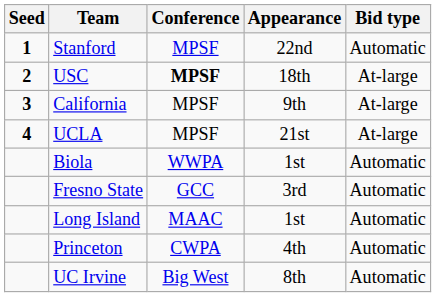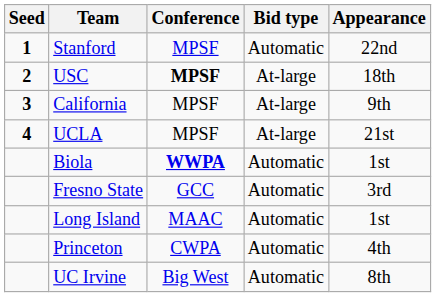columns swapped: (388, 18) <-> (295, 18)
(195, 162) normal -> (195, 162) bold
